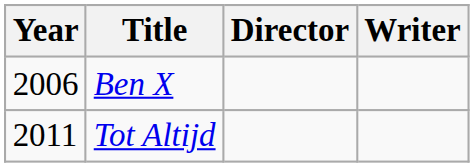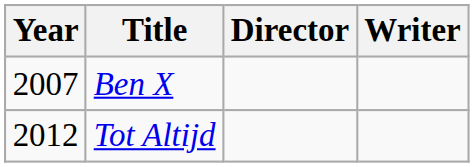(46, 82) 2006 -> (46, 82) 2007
(45, 135) 2011 -> (46, 135) 2012
